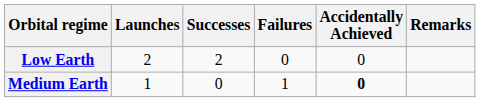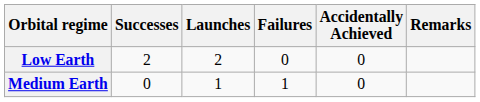columns swapped: (147, 25) <-> (219, 25)
(361, 84) bold -> (361, 84) normal
